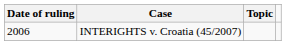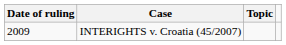(18, 31) 2006 -> (18, 31) 2009
